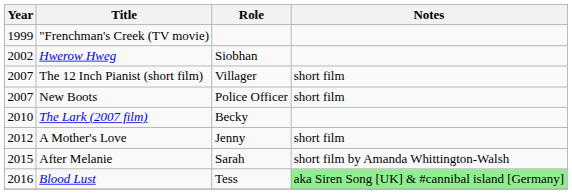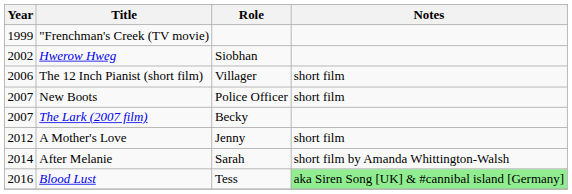(20, 76) 2007 -> (20, 76) 2006
(20, 117) 2010 -> (20, 117) 2007
(20, 158) 2015 -> (20, 158) 2014
